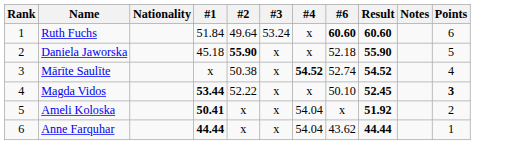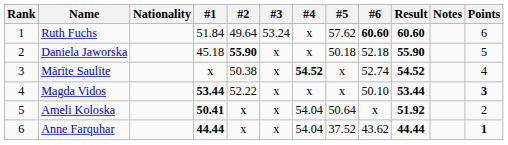+ column: (342, 14)
(378, 91) 52.45 -> (411, 91) 53.44
(451, 129) normal -> (484, 129) bold
